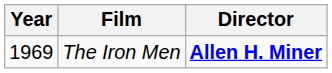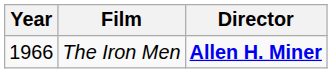(31, 51) 1969 -> (31, 51) 1966
